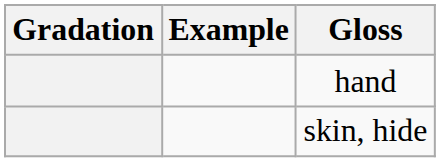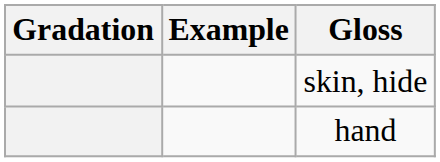rows swapped: (365, 130) <-> (365, 80)
